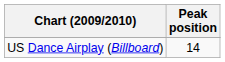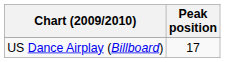(193, 47) 14 -> (193, 47) 17
